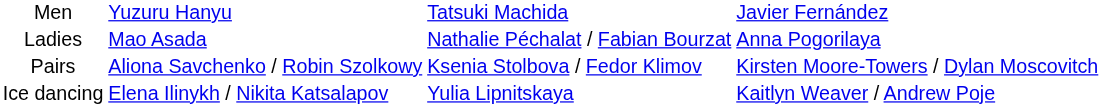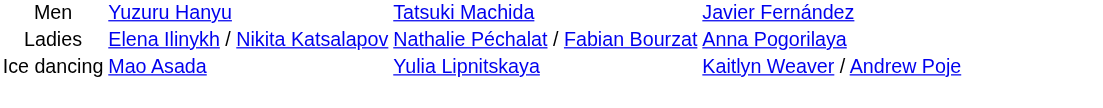(158, 39) Mao Asada -> (248, 39) Elena Ilinykh / Nikita Katsalapov
- row: (53, 66)
(248, 93) Elena Ilinykh / Nikita Katsalapov -> (158, 66) Mao Asada
